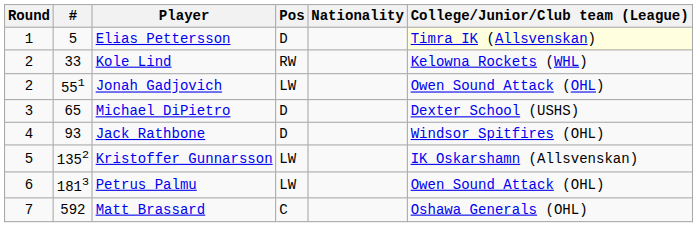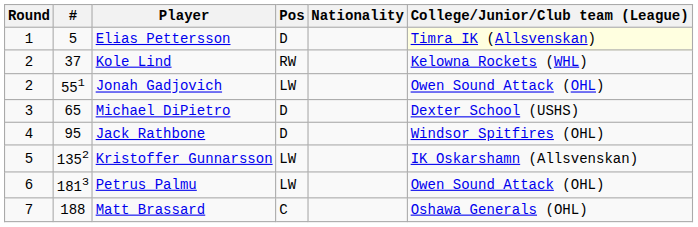(73, 62) 33 -> (73, 62) 37
(73, 134) 93 -> (73, 134) 95
(73, 210) 592 -> (73, 210) 188
